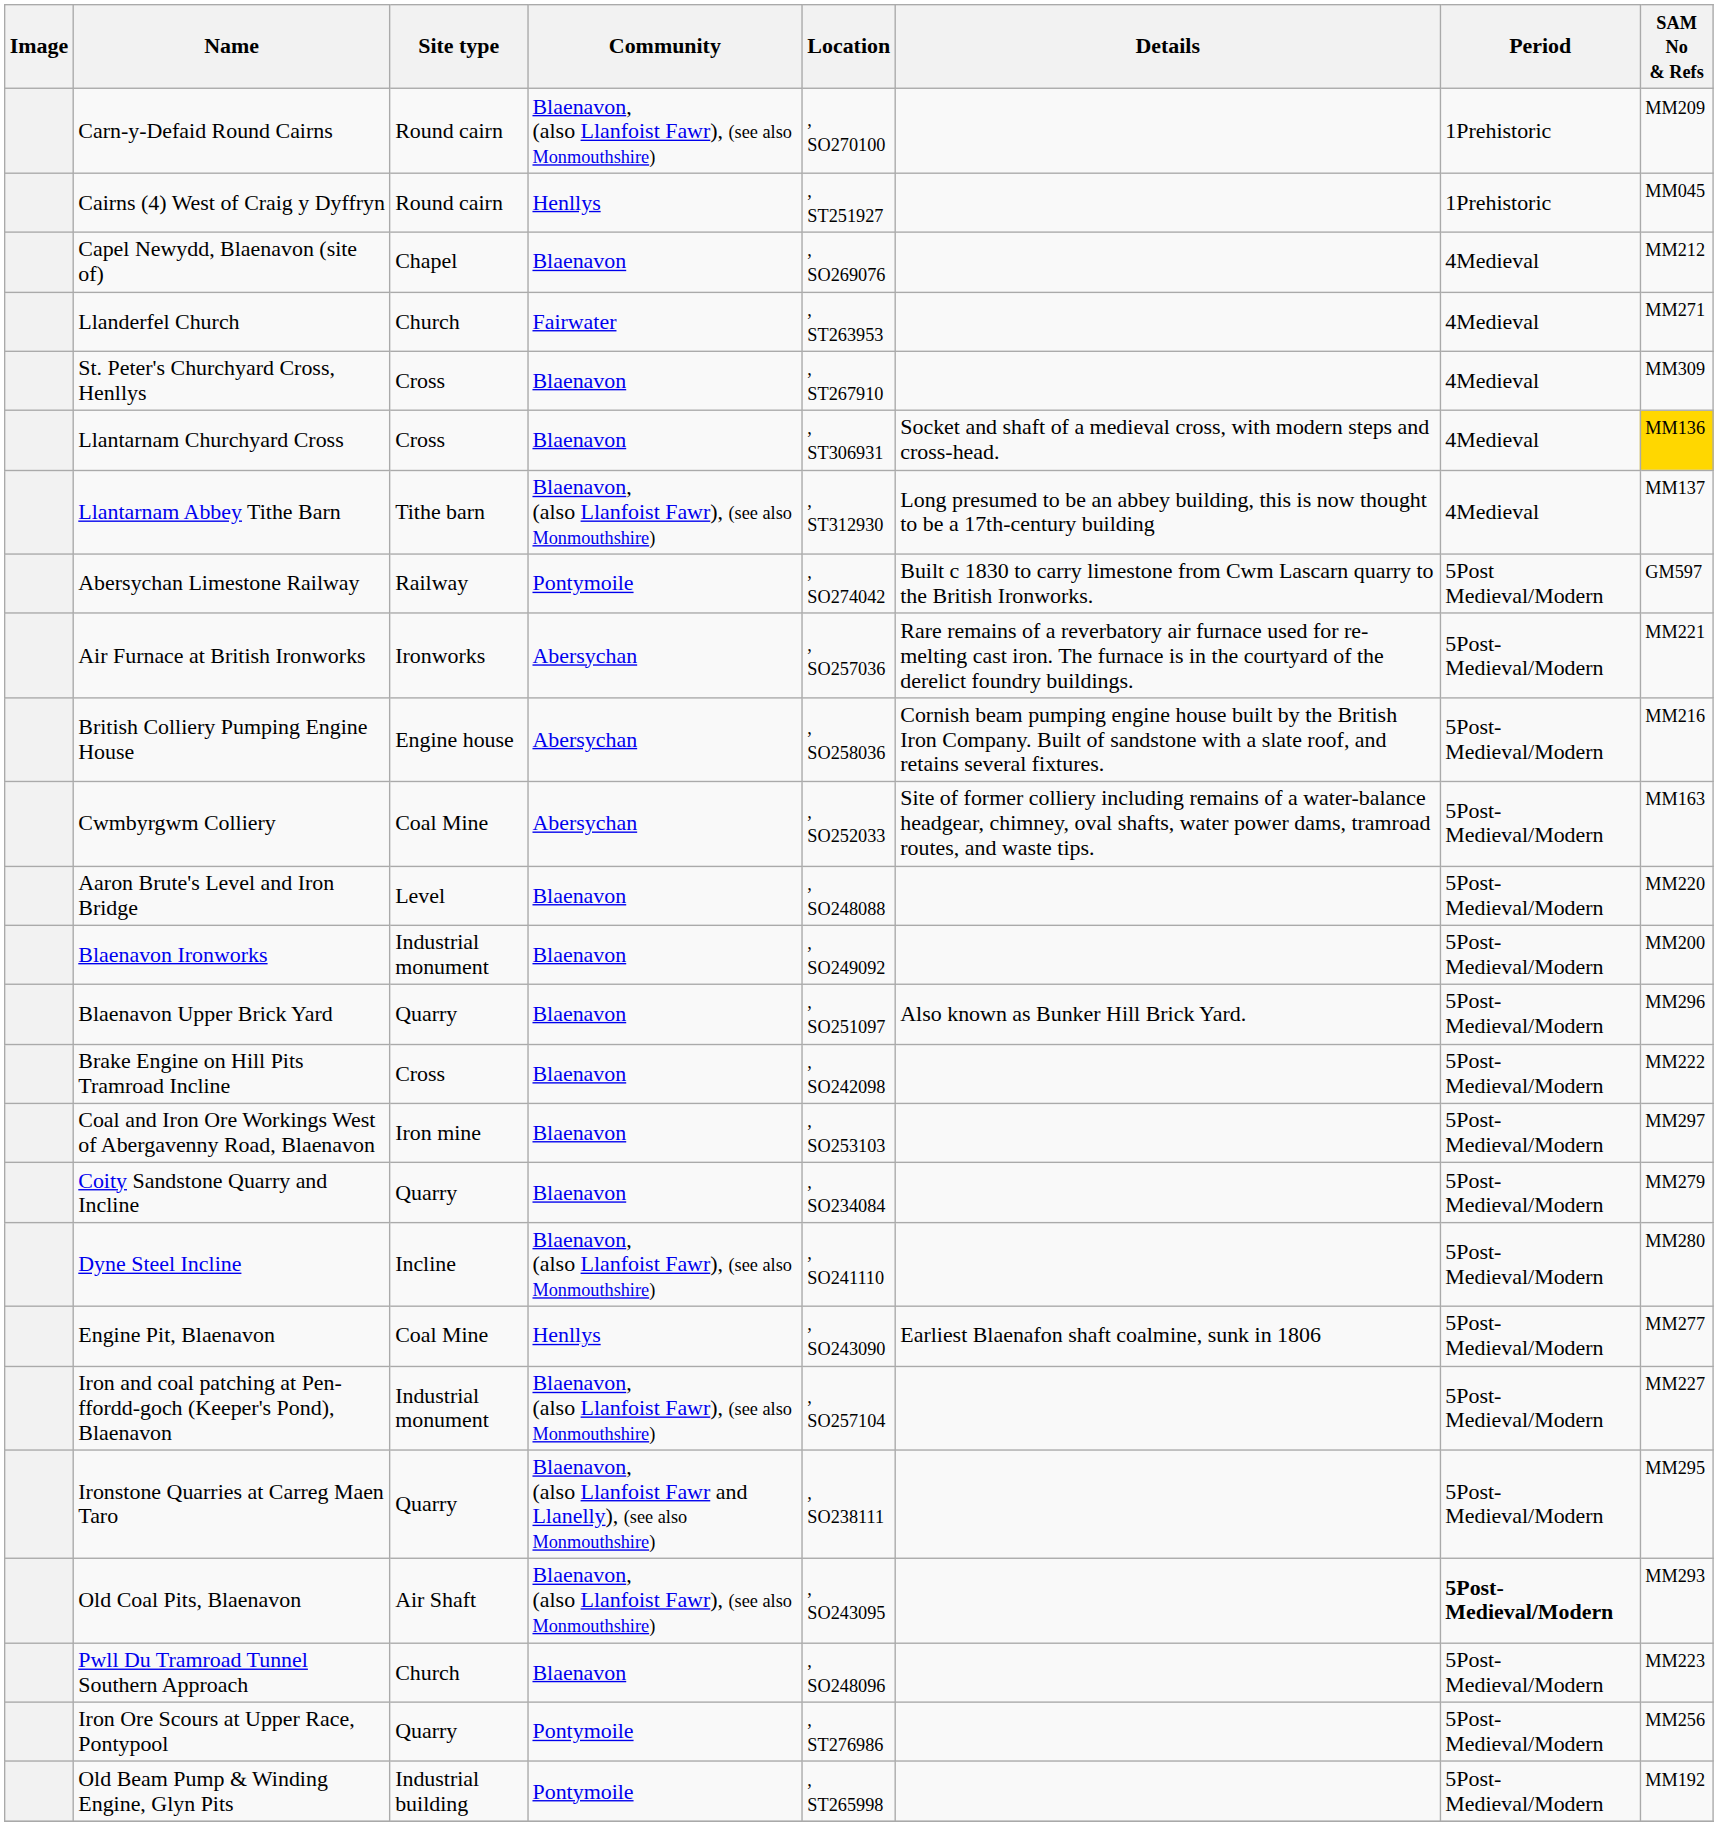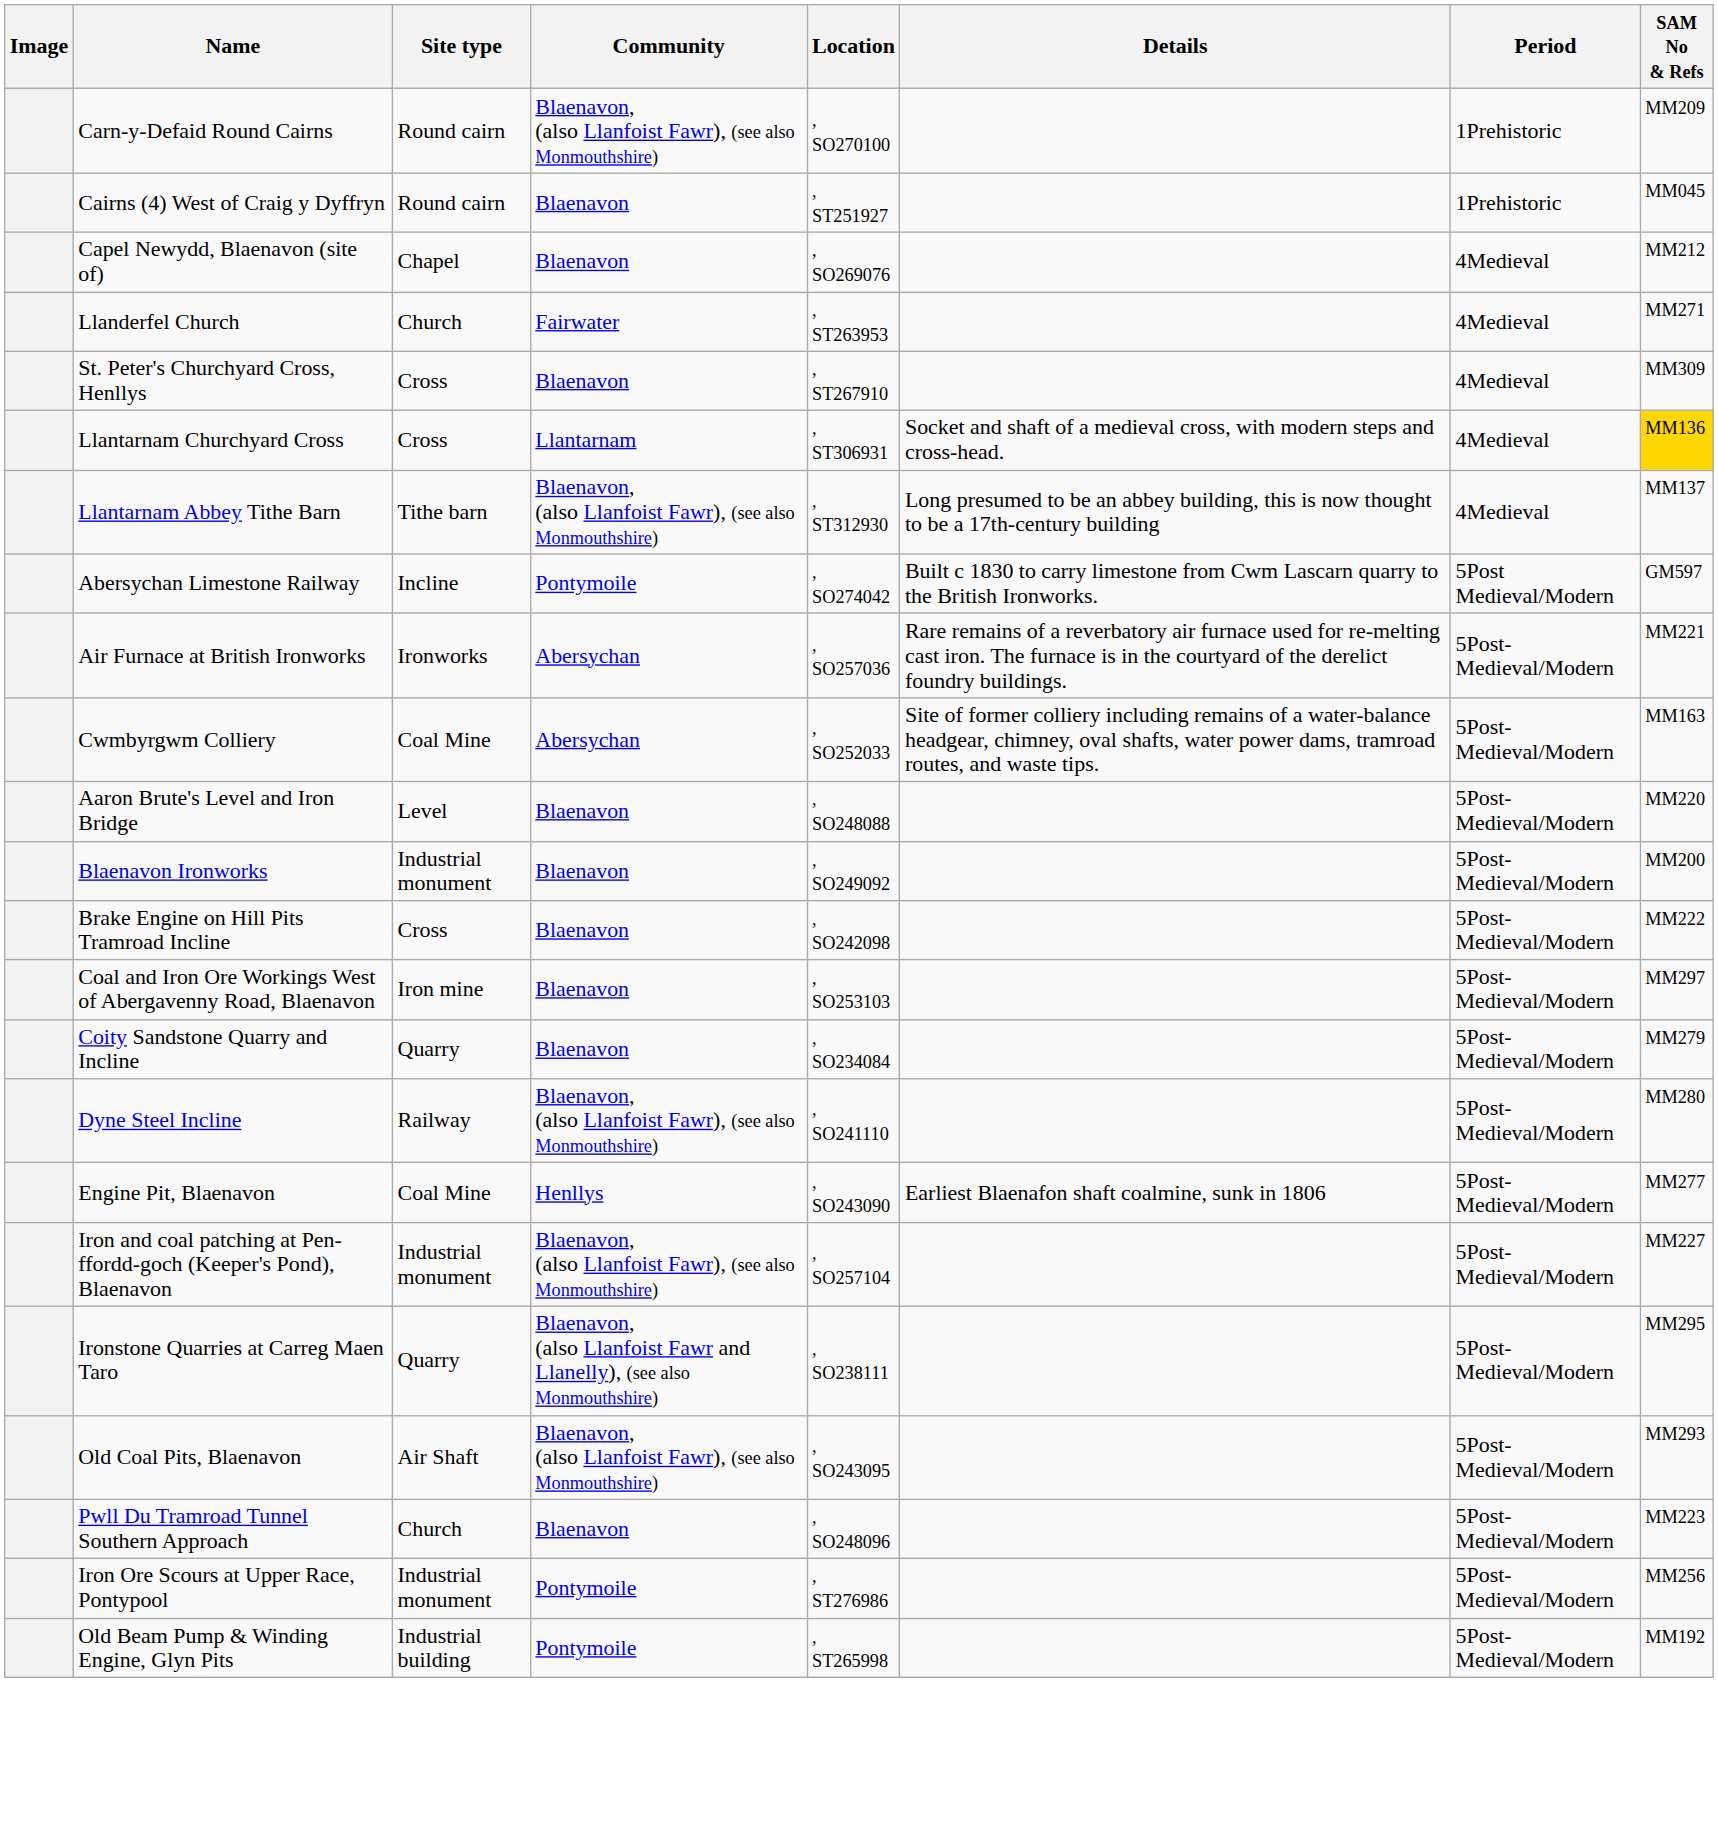(567, 202) Henllys -> (582, 202) Blaenavon
(579, 440) Blaenavon -> (586, 440) Llantarnam
(432, 583) Railway -> (428, 583) Incline
- row: (223, 739)
- row: (206, 1014)
(426, 1264) Incline -> (434, 1120) Railway
(1529, 1600) bold -> (1535, 1456) normal
(426, 1731) Quarry -> (444, 1588) Industrial monument
